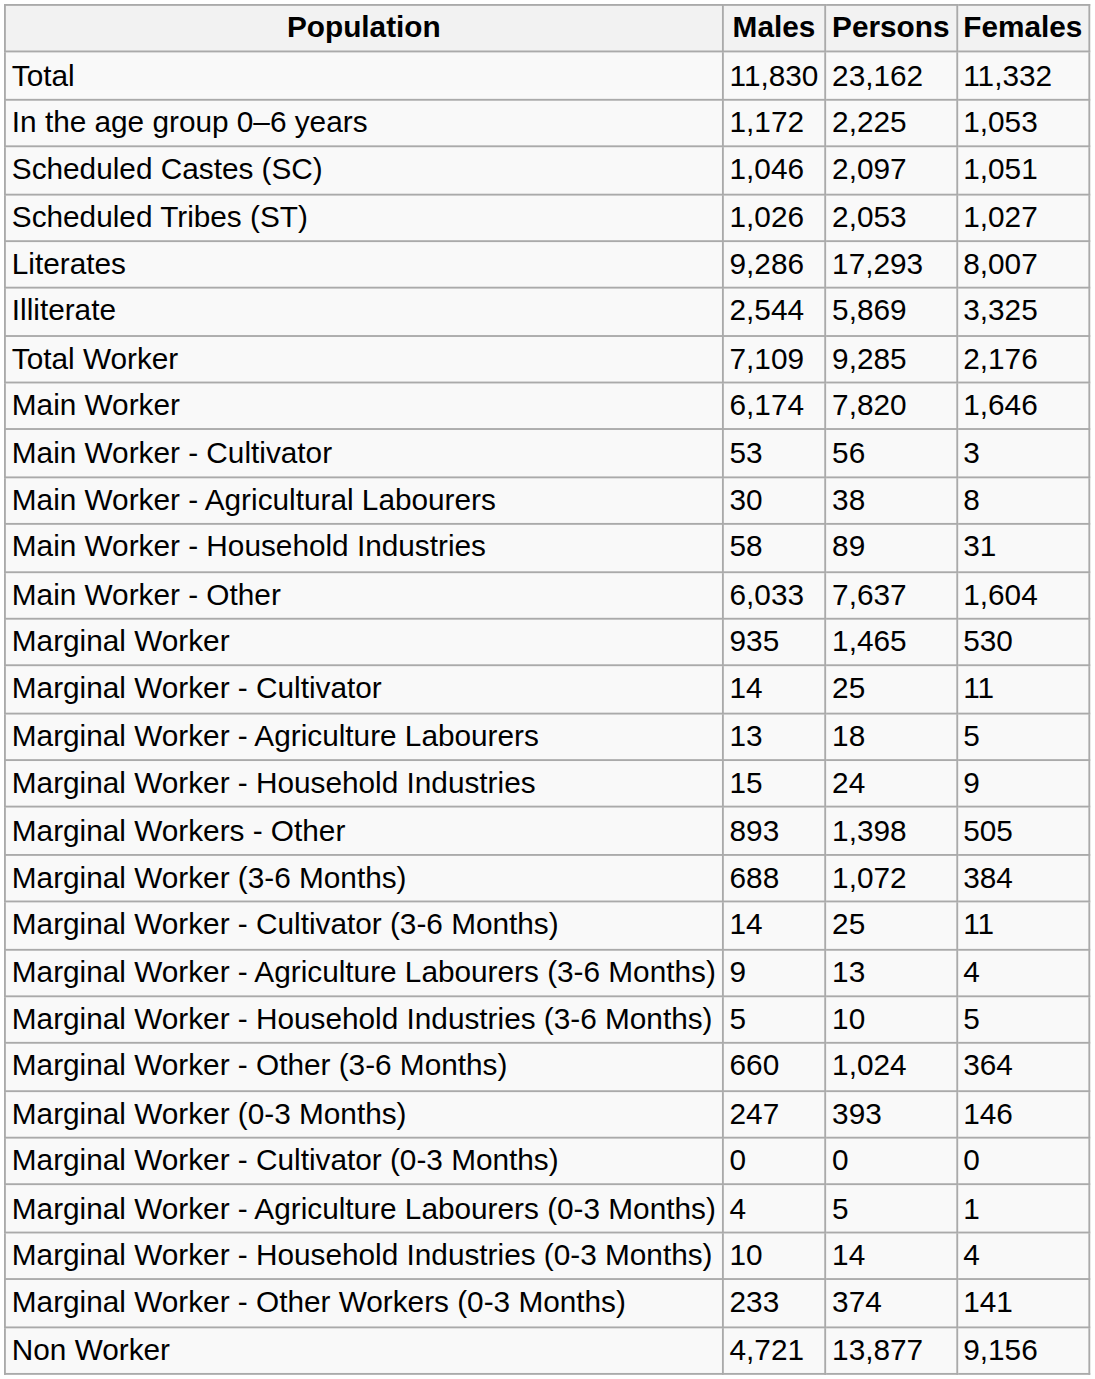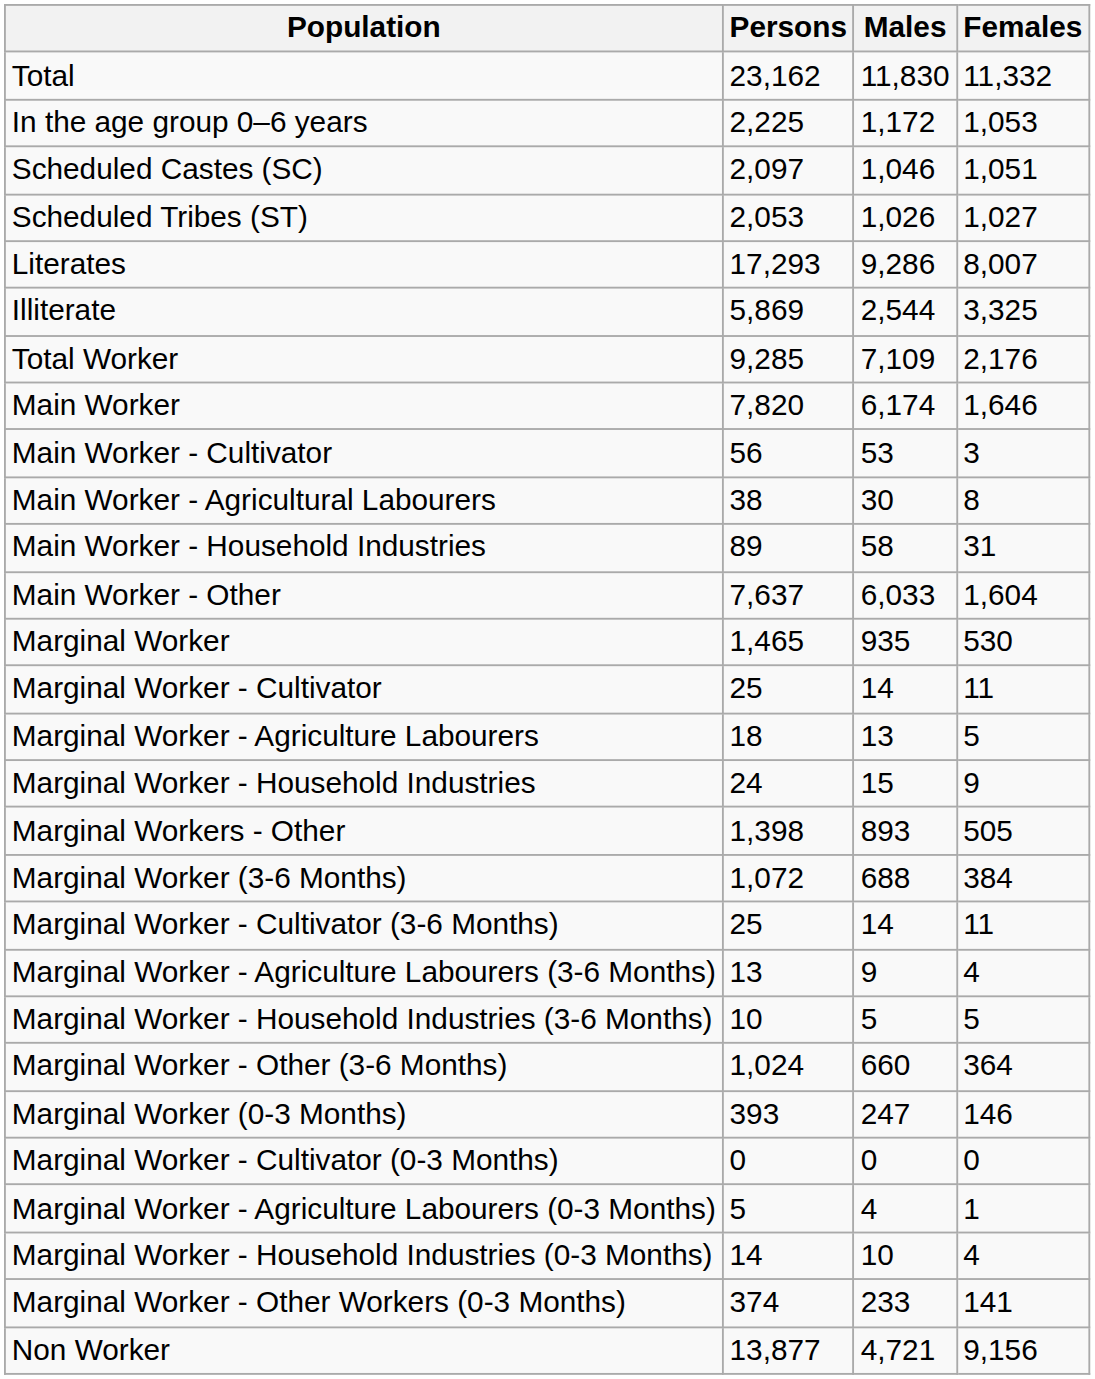columns swapped: (891, 28) <-> (774, 28)
